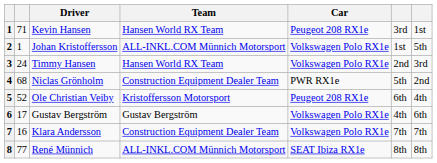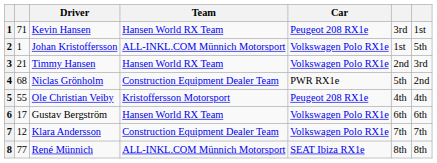(22, 64) 24 -> (22, 64) 21
(22, 98) 52 -> (22, 98) 55
(400, 98) 6th -> (400, 98) 4th
(160, 115) Gustav Bergström -> (173, 115) Hansen World RX Team
(400, 115) 4th -> (400, 115) 6th
(22, 132) 16 -> (22, 132) 12
